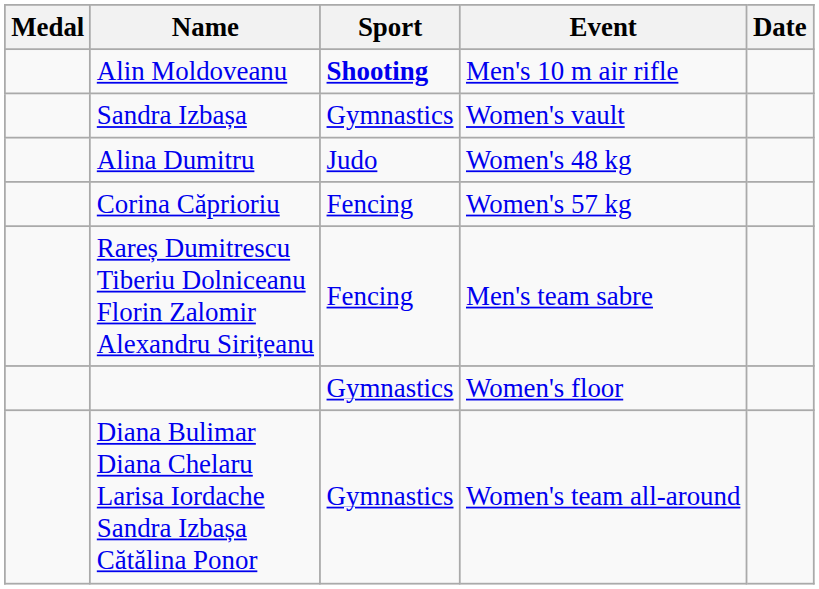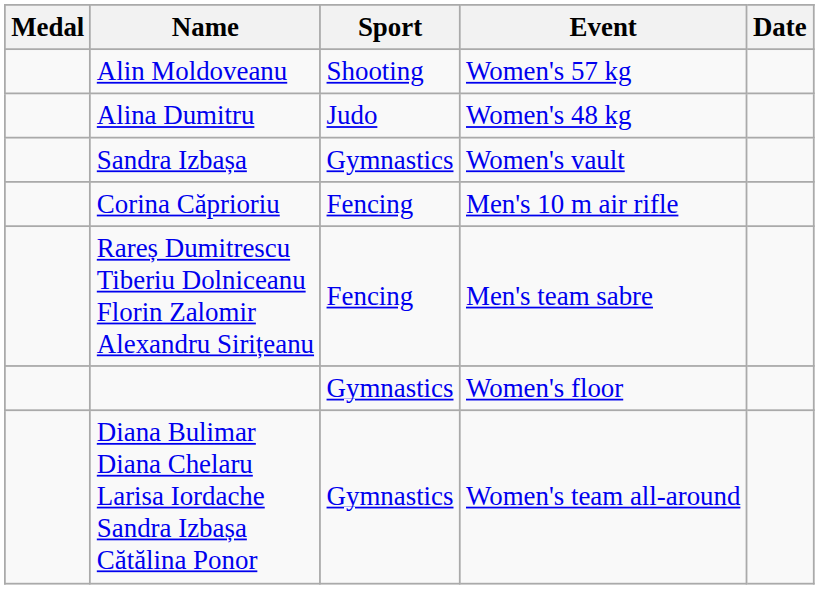(377, 71) bold -> (375, 71) normal
(572, 71) Men's 10 m air rifle -> (549, 71) Women's 57 kg
rows swapped: (172, 115) <-> (176, 159)
(549, 204) Women's 57 kg -> (572, 204) Men's 10 m air rifle
